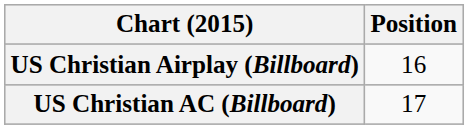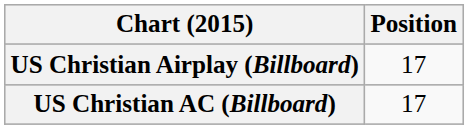(414, 64) 16 -> (414, 64) 17
